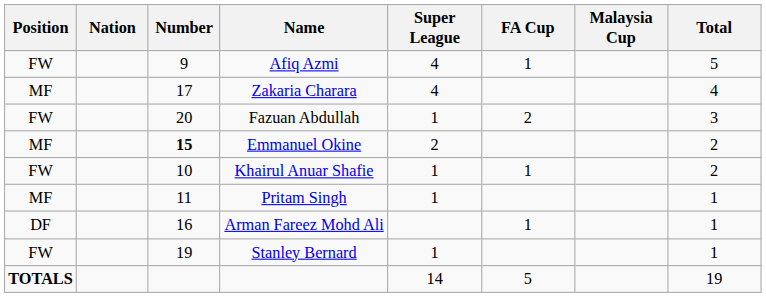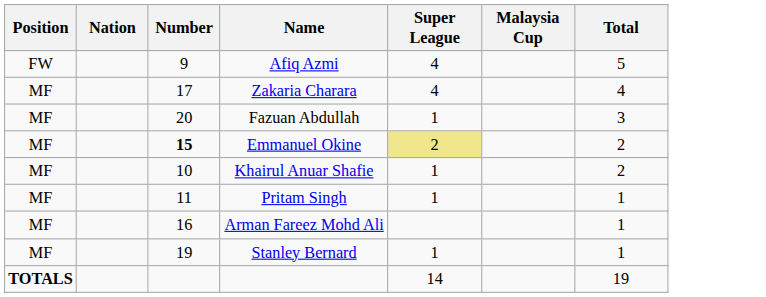- column: (528, 27)
(41, 117) FW -> (41, 117) MF
(435, 144) no background -> (435, 144) khaki background
(41, 171) FW -> (41, 171) MF
(41, 225) DF -> (41, 225) MF
(41, 251) FW -> (41, 251) MF
